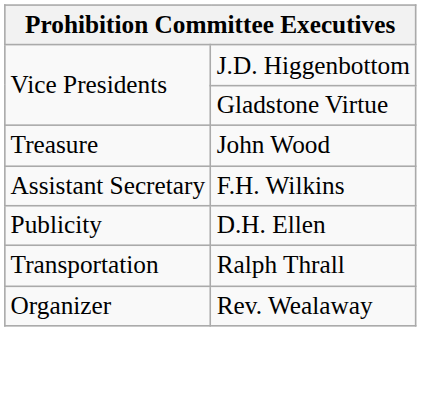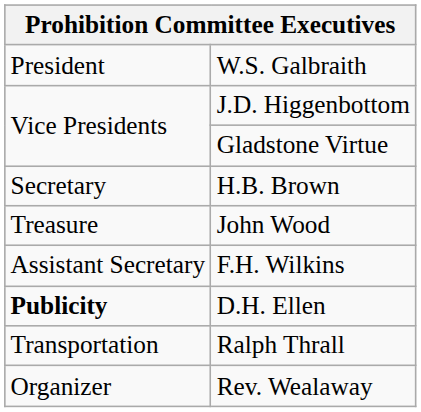+ row: (292, 64)
+ row: (278, 185)
(56, 225) normal -> (59, 305) bold
